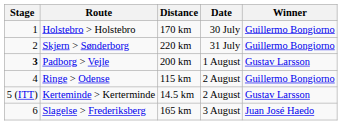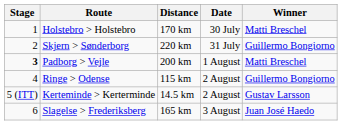(290, 29) Guillermo Bongiorno -> (276, 29) Matti Breschel
(277, 62) Gustav Larsson -> (276, 62) Matti Breschel
